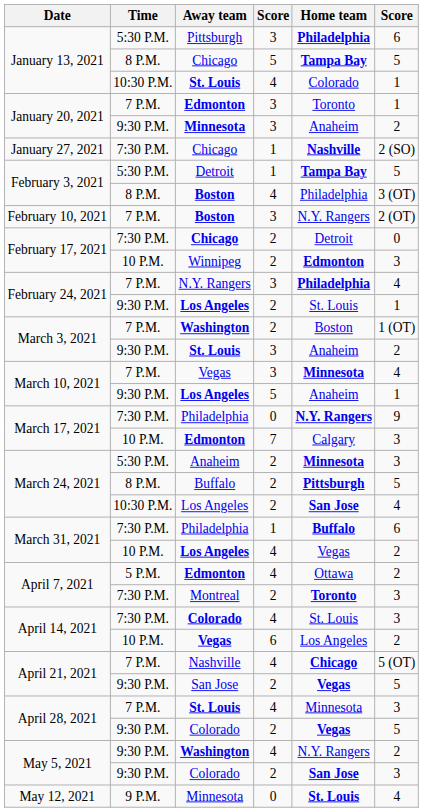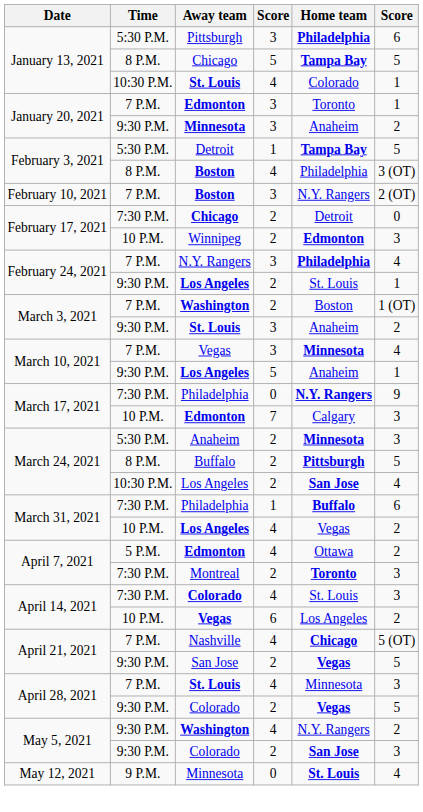- row: (57, 149)
